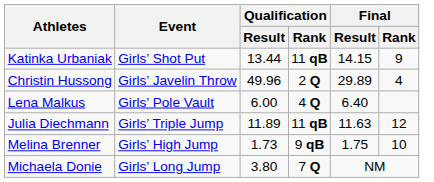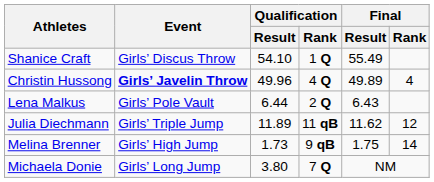- row: (60, 59)
+ row: (49, 59)
(177, 81) normal -> (183, 81) bold
(309, 81) 2 Q -> (320, 81) 4 Q
(355, 81) 29.89 -> (365, 81) 49.89
(264, 102) 6.00 -> (275, 102) 6.44
(309, 102) 4 Q -> (320, 102) 2 Q
(355, 102) 6.40 -> (365, 102) 6.43
(355, 124) 11.63 -> (365, 124) 11.62
(399, 145) 10 -> (410, 145) 14
